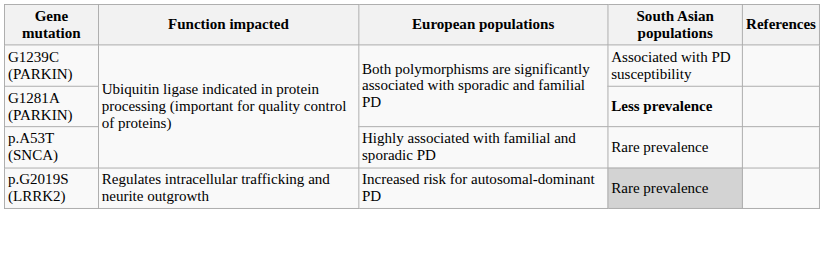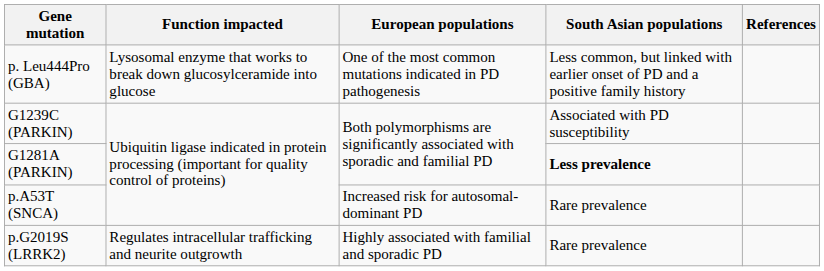+ row: (49, 74)
(469, 147) Highly associated with familial and sporadic PD -> (430, 204) Increased risk for autosomal-dominant PD
(478, 187) Increased risk for autosomal-dominant PD -> (437, 245) Highly associated with familial and sporadic PD
(660, 187) lightgrey background -> (598, 245) no background
